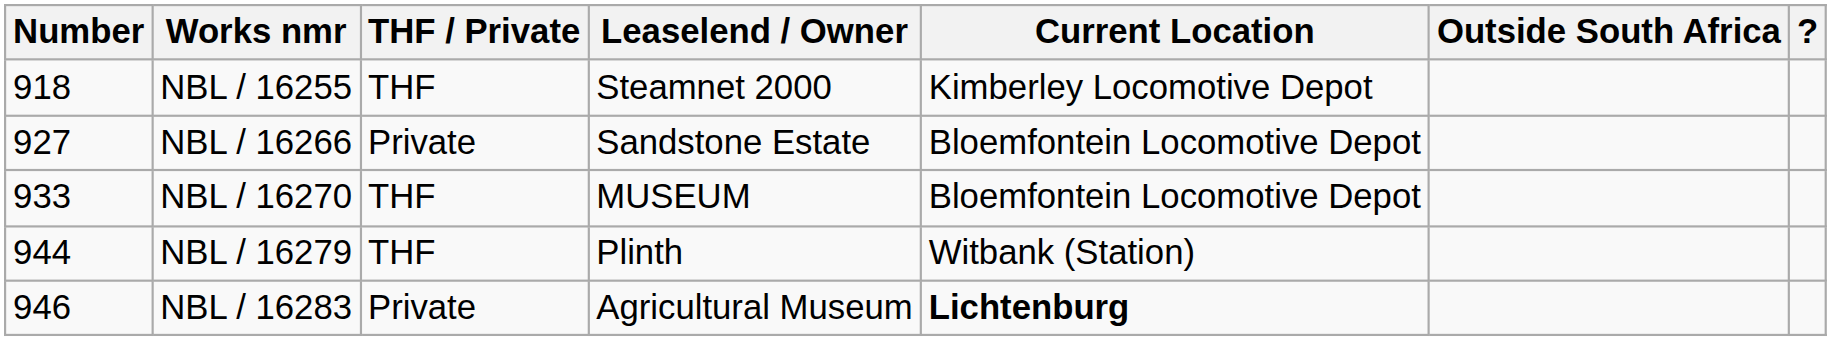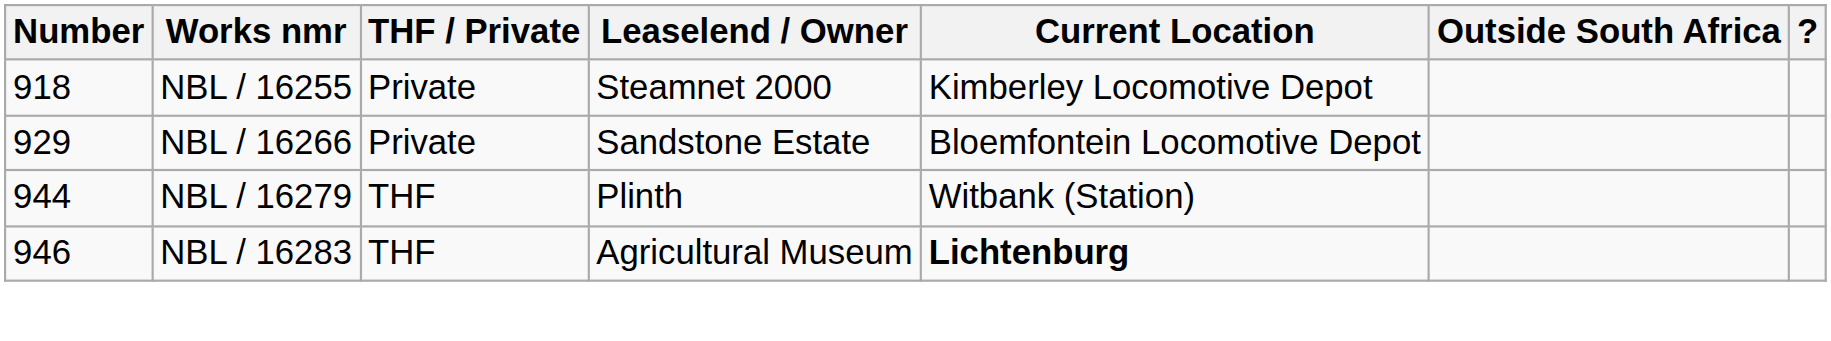(402, 87) THF -> (422, 87) Private
(42, 142) 927 -> (42, 142) 929
- row: (256, 197)
(422, 307) Private -> (402, 252) THF
